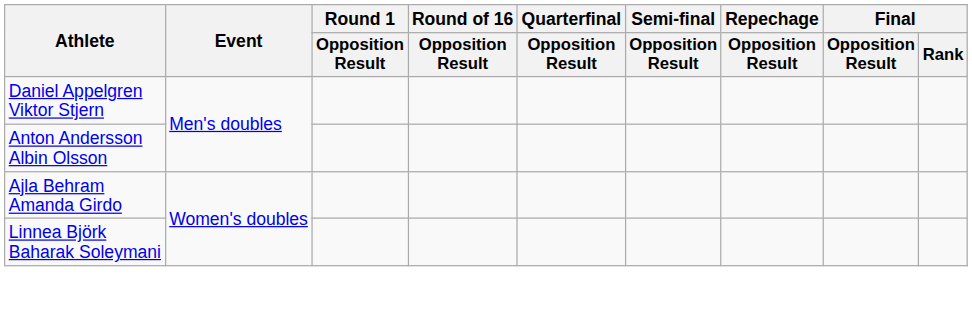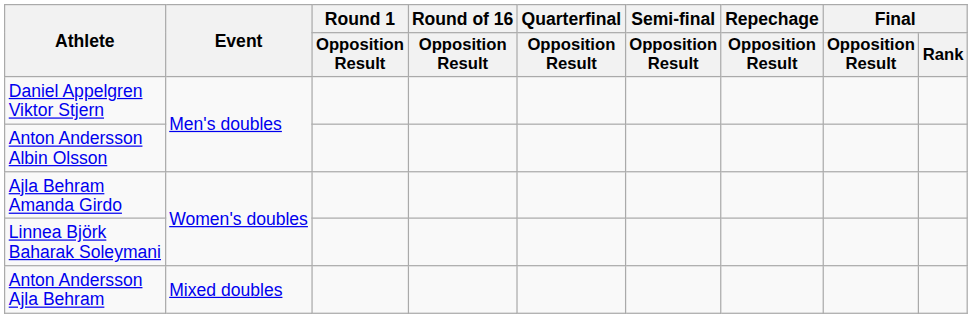+ row: (76, 290)
